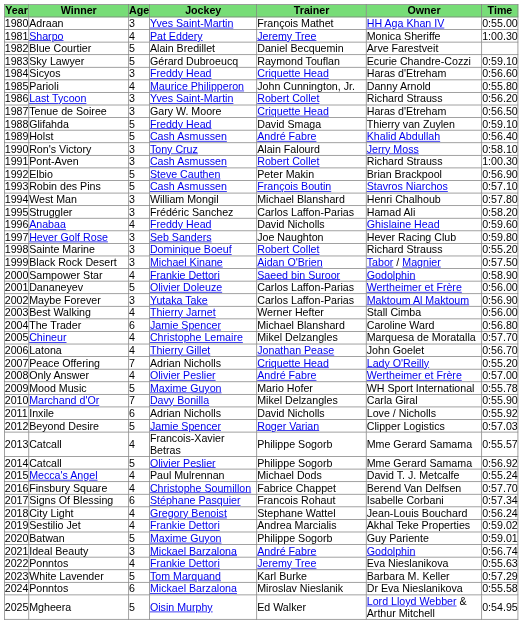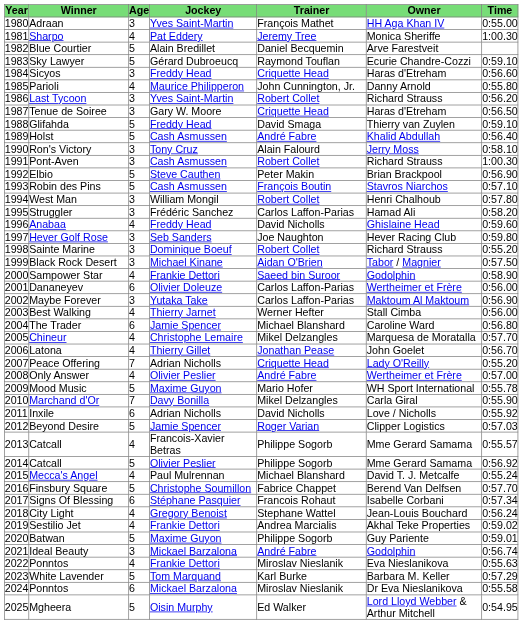(301, 199) Michael Blanshard -> (288, 199) Robert Collet
(132, 287) 5 -> (132, 287) 6
(289, 475) Michael Dods -> (301, 475) Michael Blanshard
(132, 488) 4 -> (132, 488) 5
(287, 563) Jeremy Tree -> (300, 563) Miroslav Nieslanik
